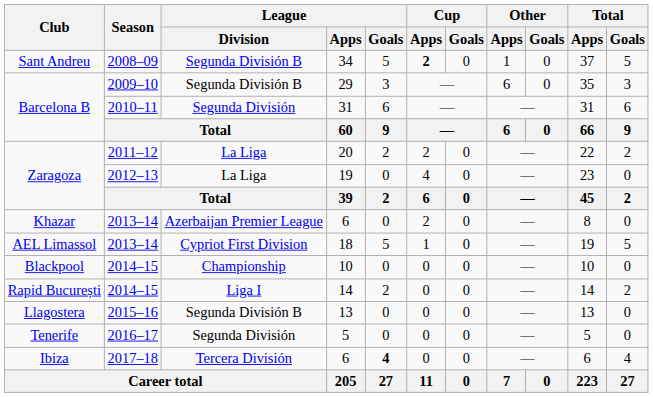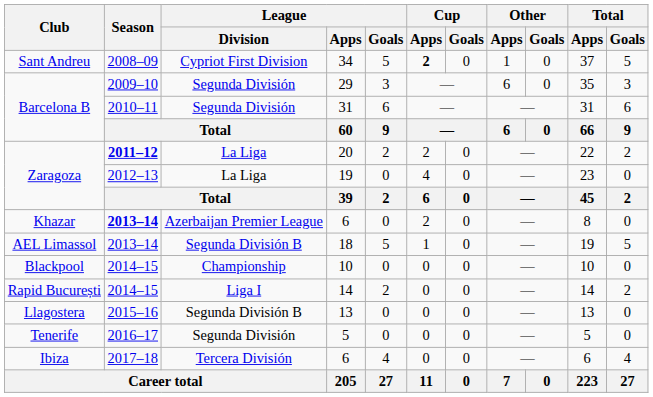(244, 61) Segunda División B -> (244, 61) Cypriot First Division
(244, 84) Segunda División B -> (244, 84) Segunda División
(133, 152) normal -> (133, 152) bold
(133, 221) normal -> (133, 221) bold
(244, 244) Cypriot First Division -> (244, 244) Segunda División B
(386, 358) bold -> (386, 358) normal
